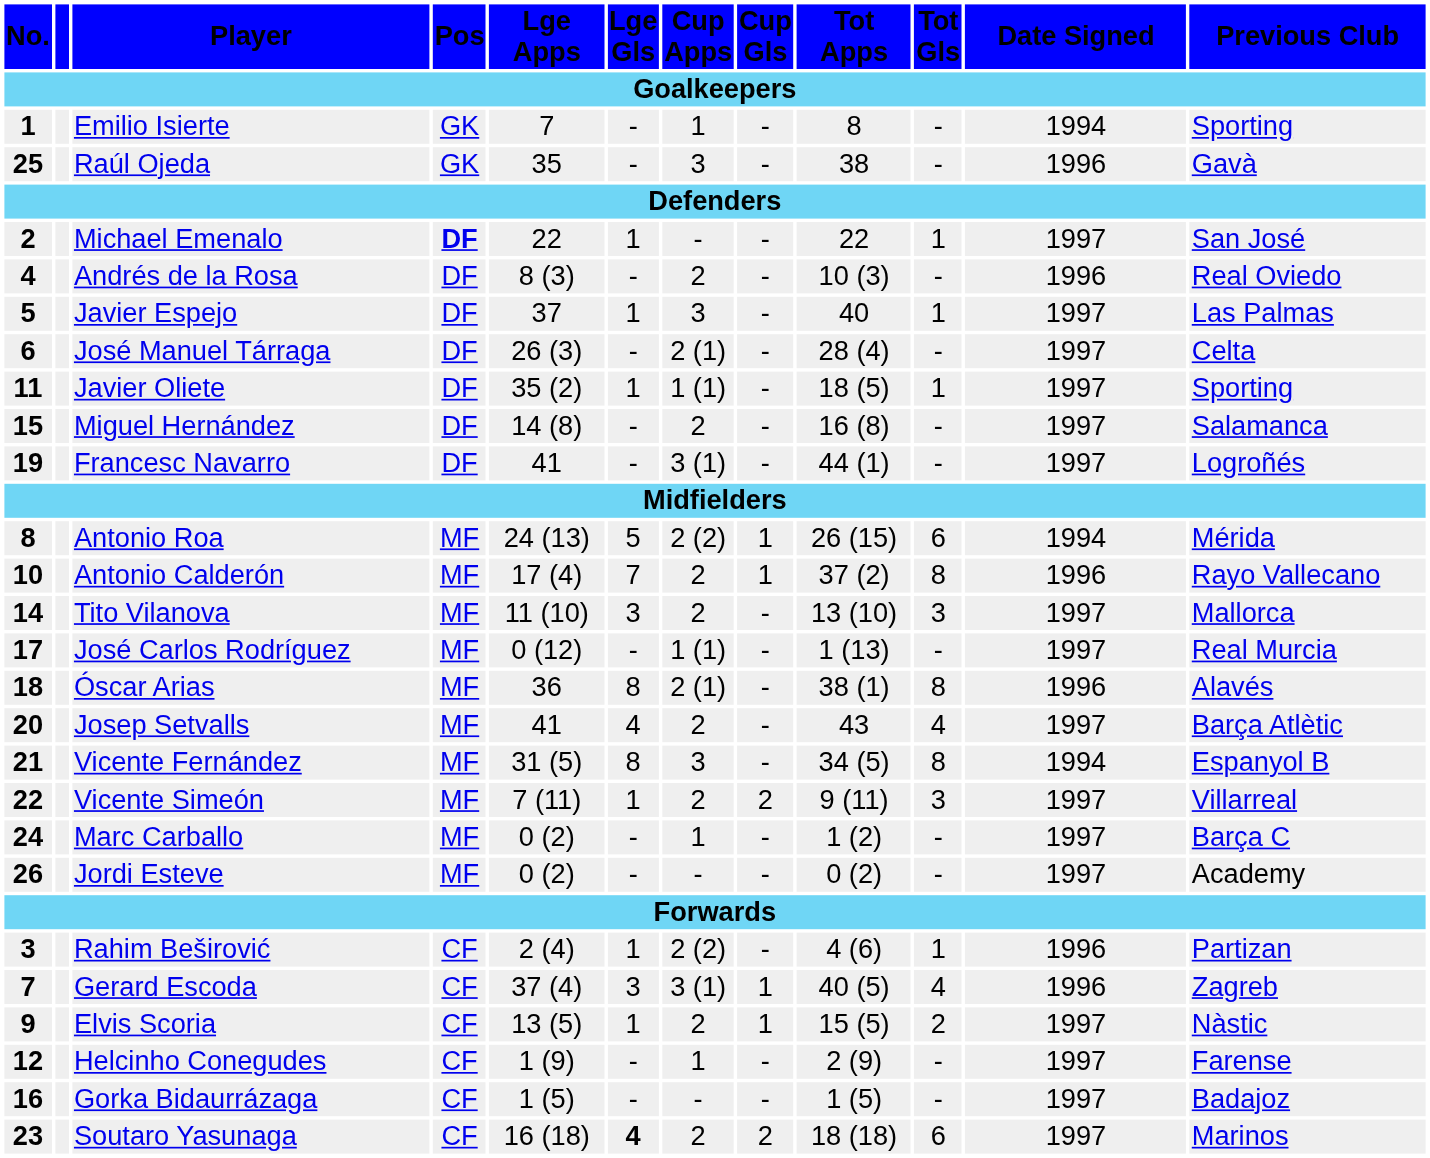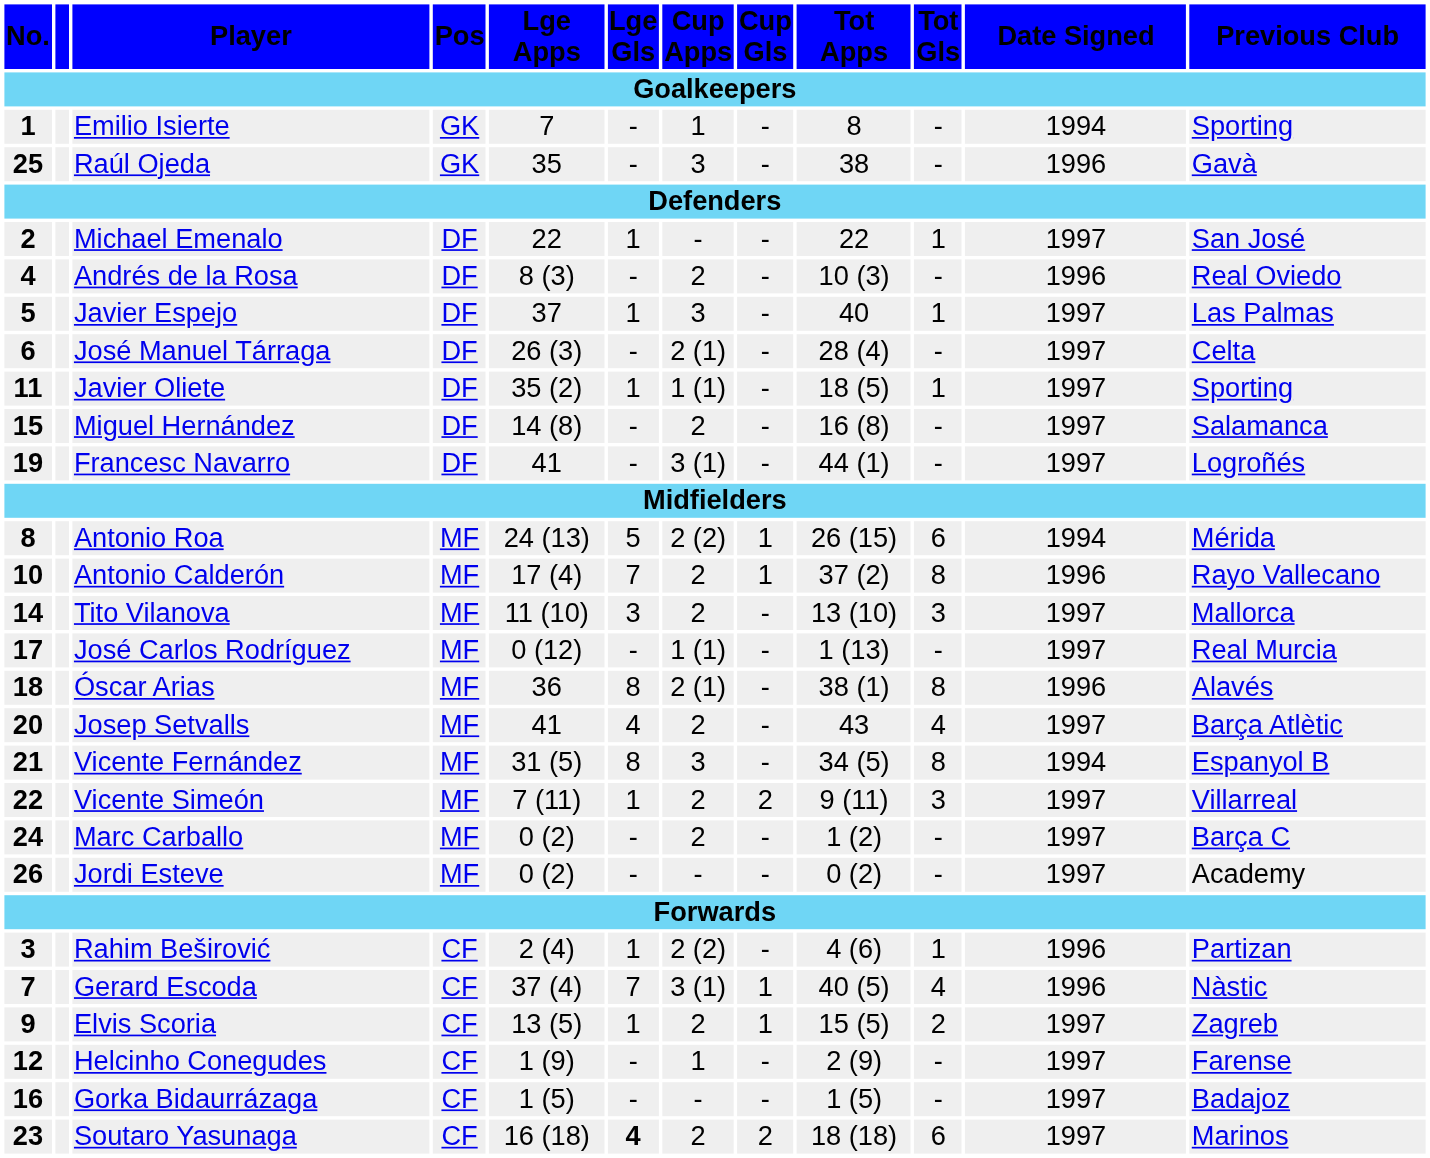(460, 238) bold -> (460, 238) normal
(698, 837) 1 -> (698, 837) 2
(633, 986) 3 -> (633, 986) 7
(1235, 986) Zagreb -> (1230, 986) Nàstic
(1230, 1024) Nàstic -> (1235, 1024) Zagreb
